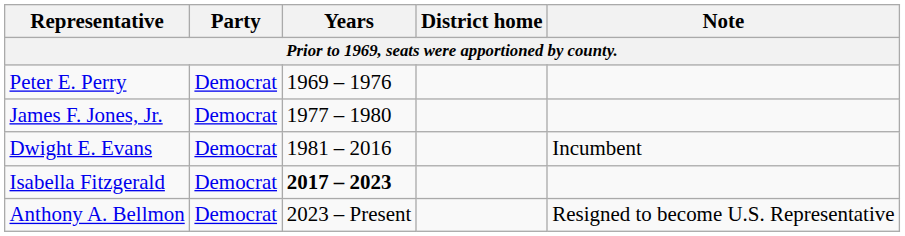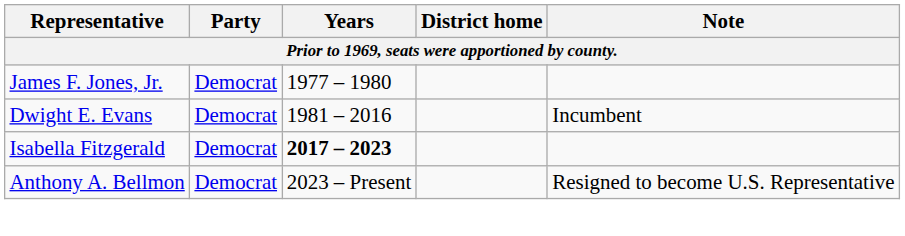- row: (68, 81)
